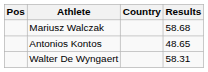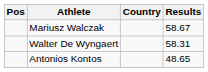(178, 28) 58.68 -> (178, 28) 58.67
rows swapped: (74, 59) <-> (65, 43)
